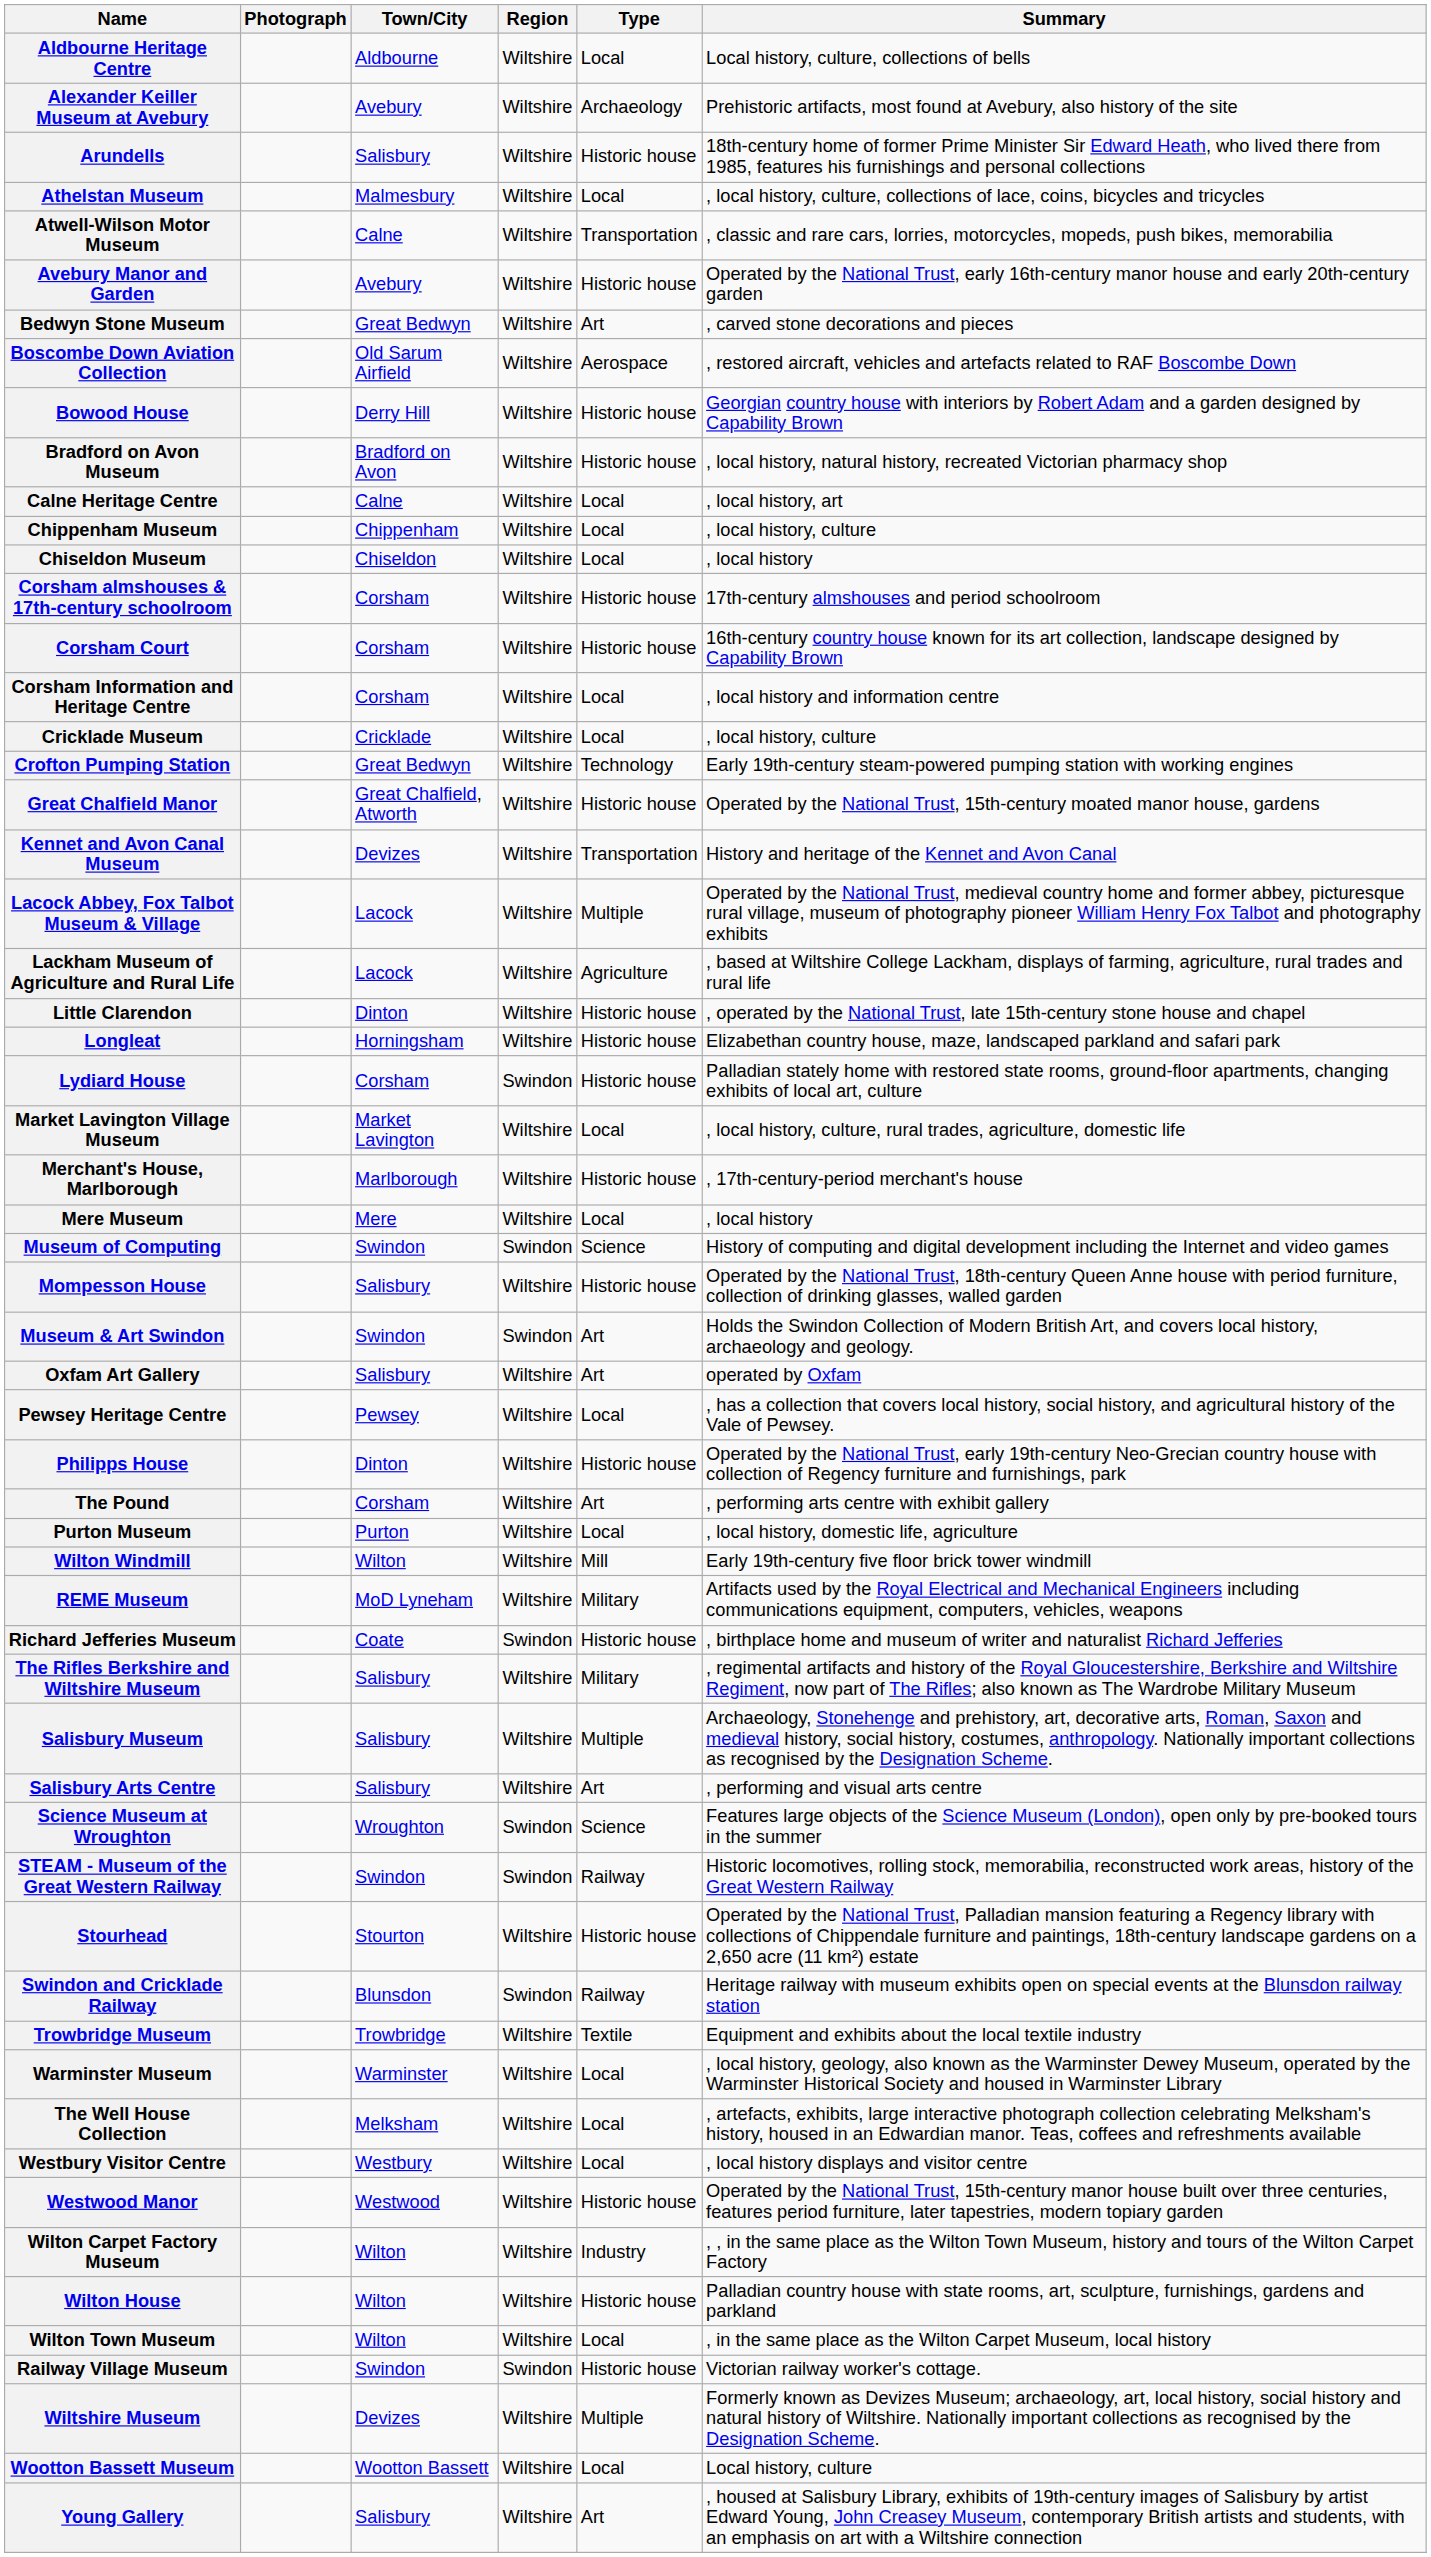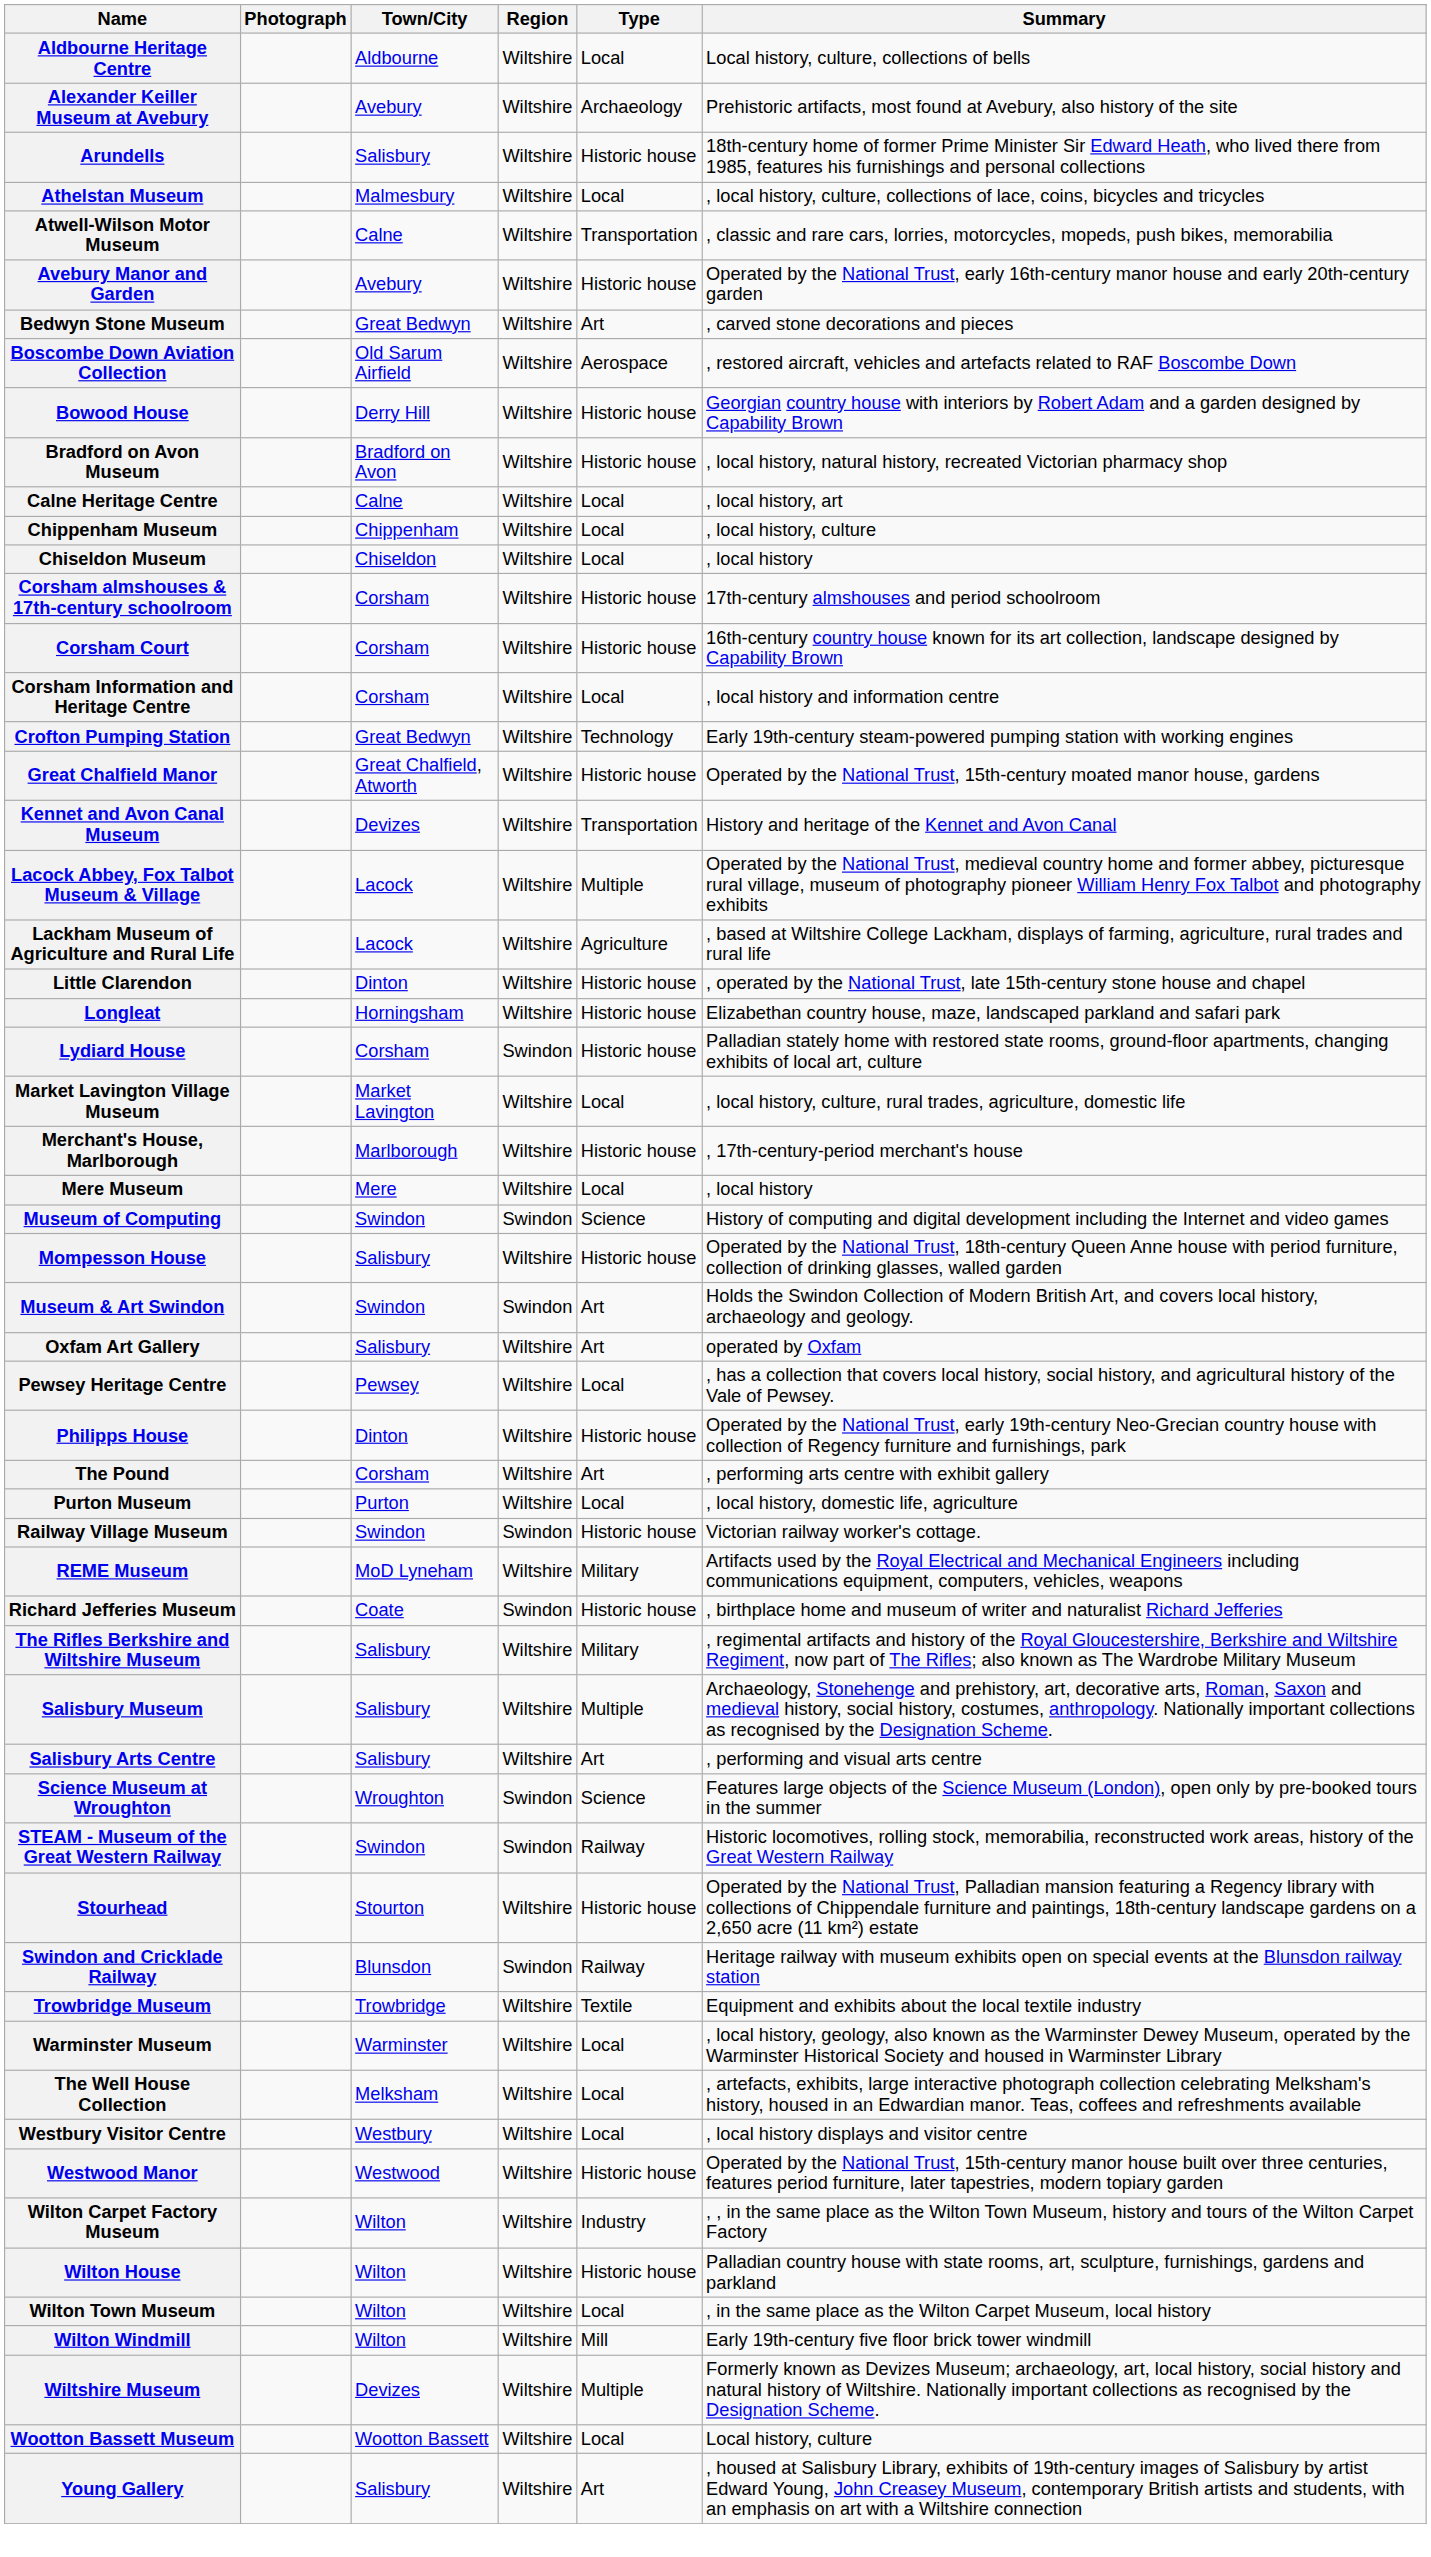- row: (122, 736)
rows swapped: (122, 2369) <-> (122, 1561)
